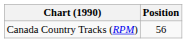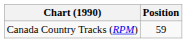(161, 29) 56 -> (161, 29) 59
